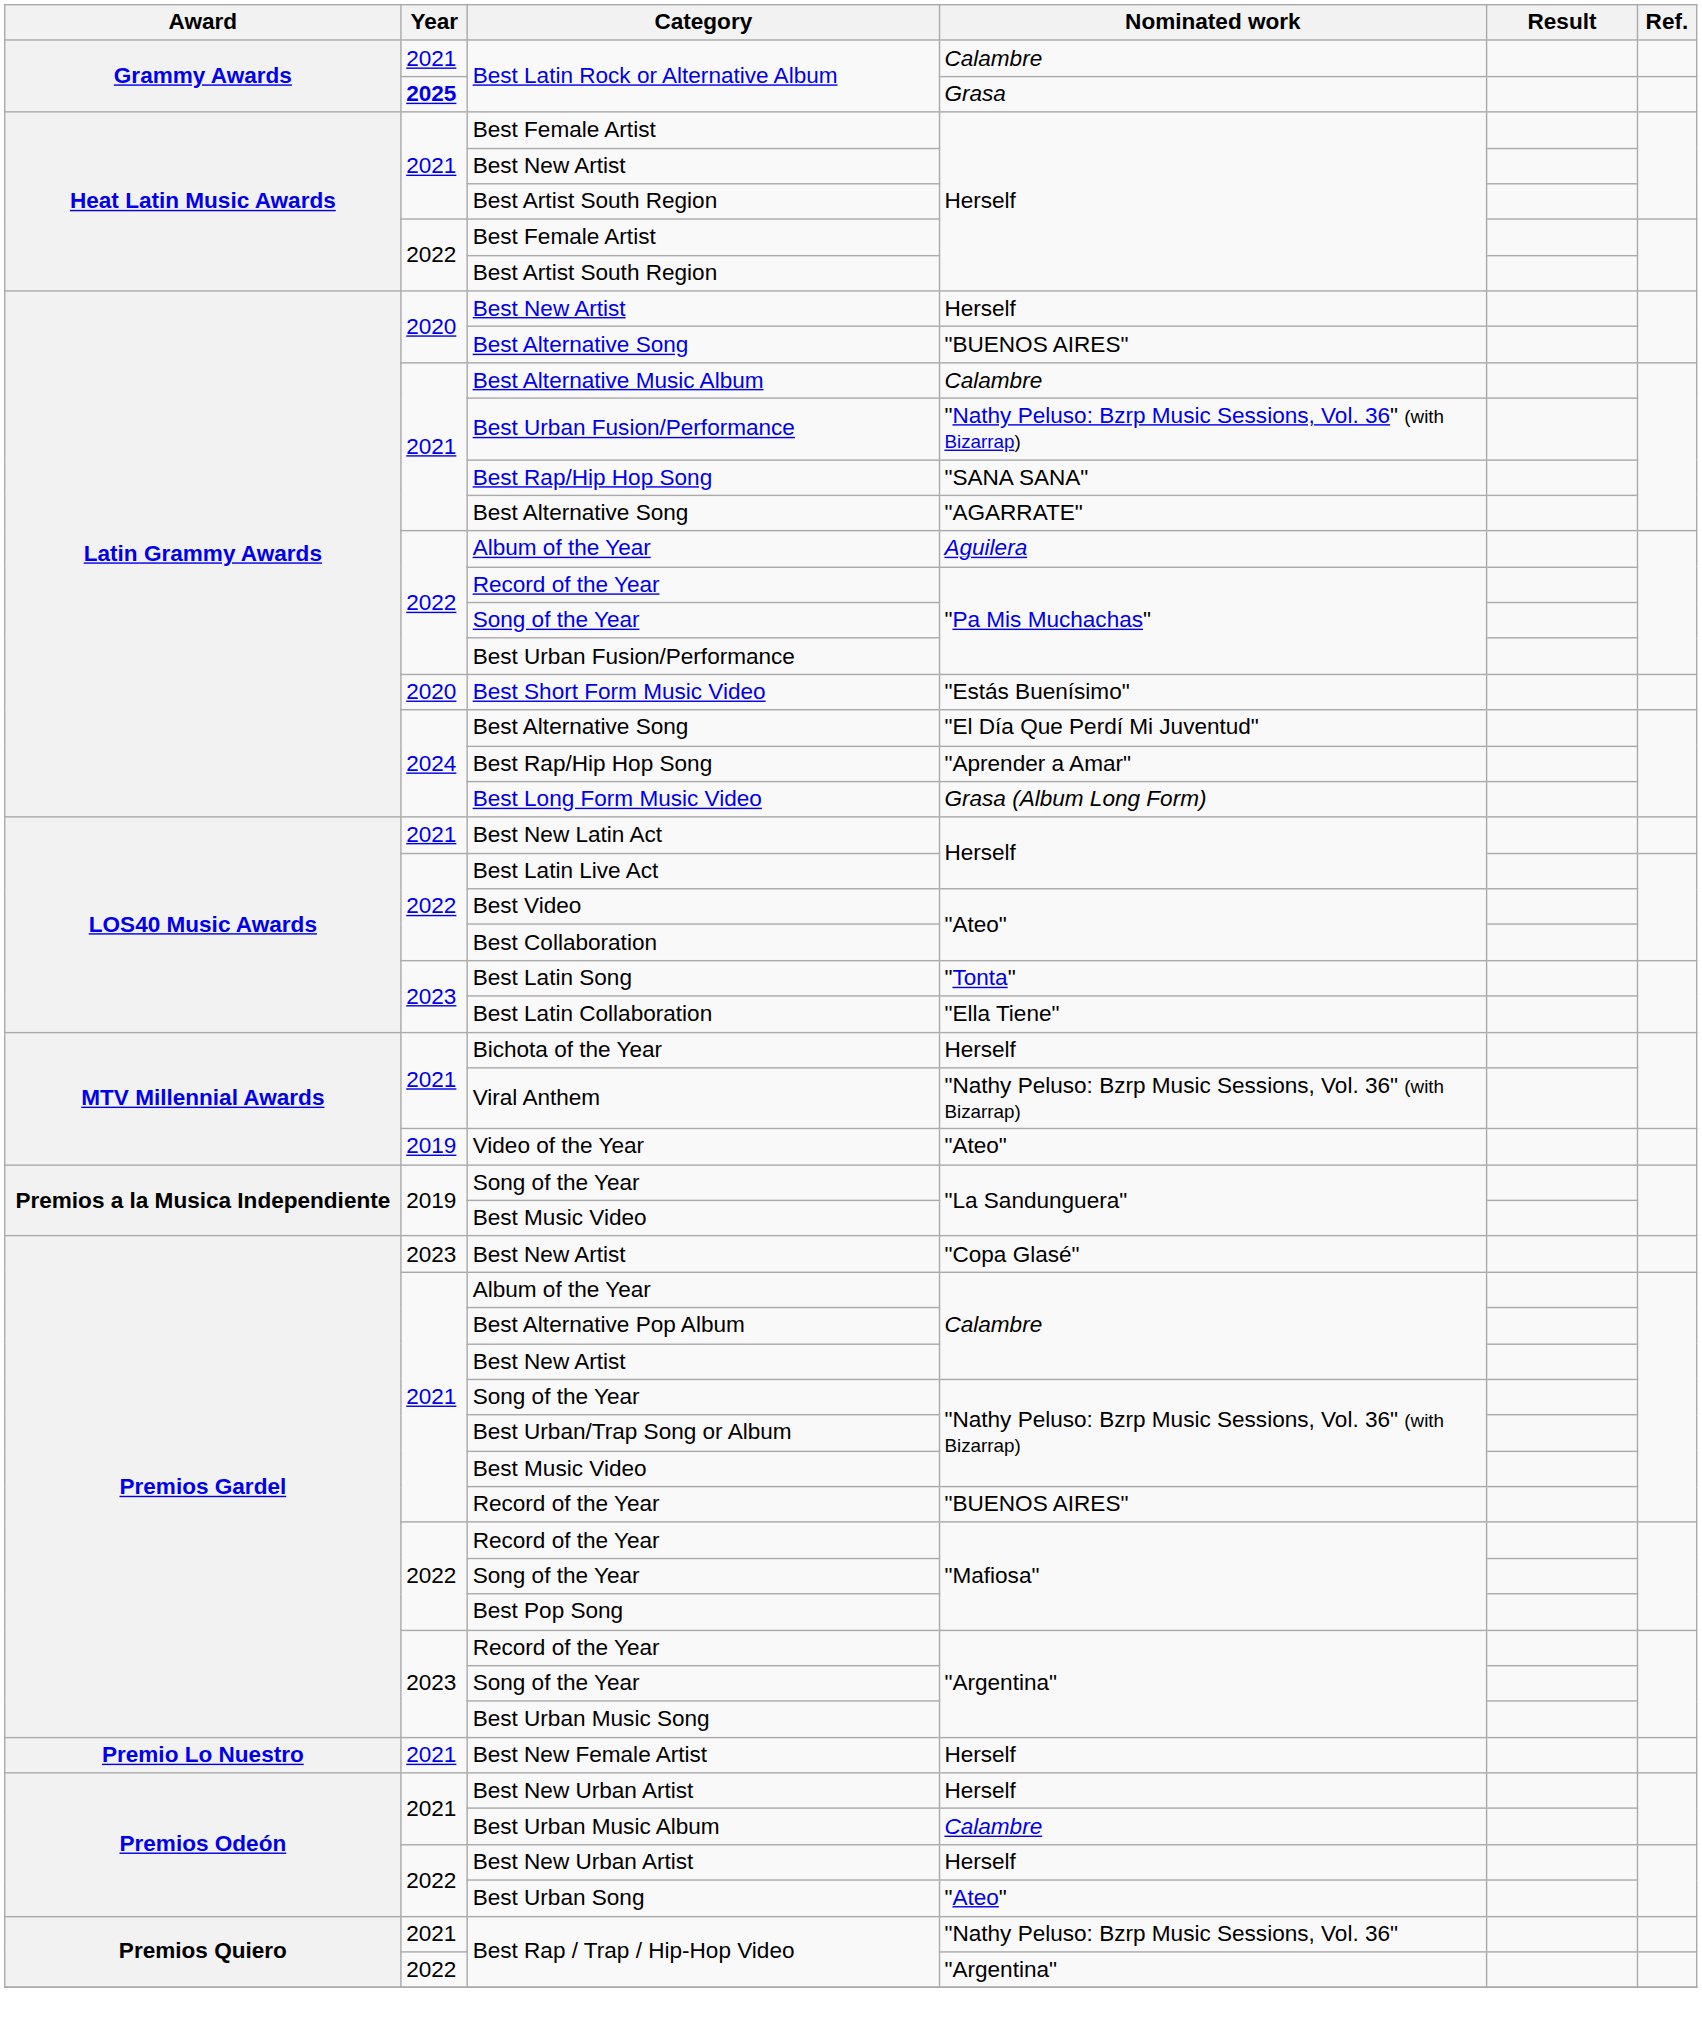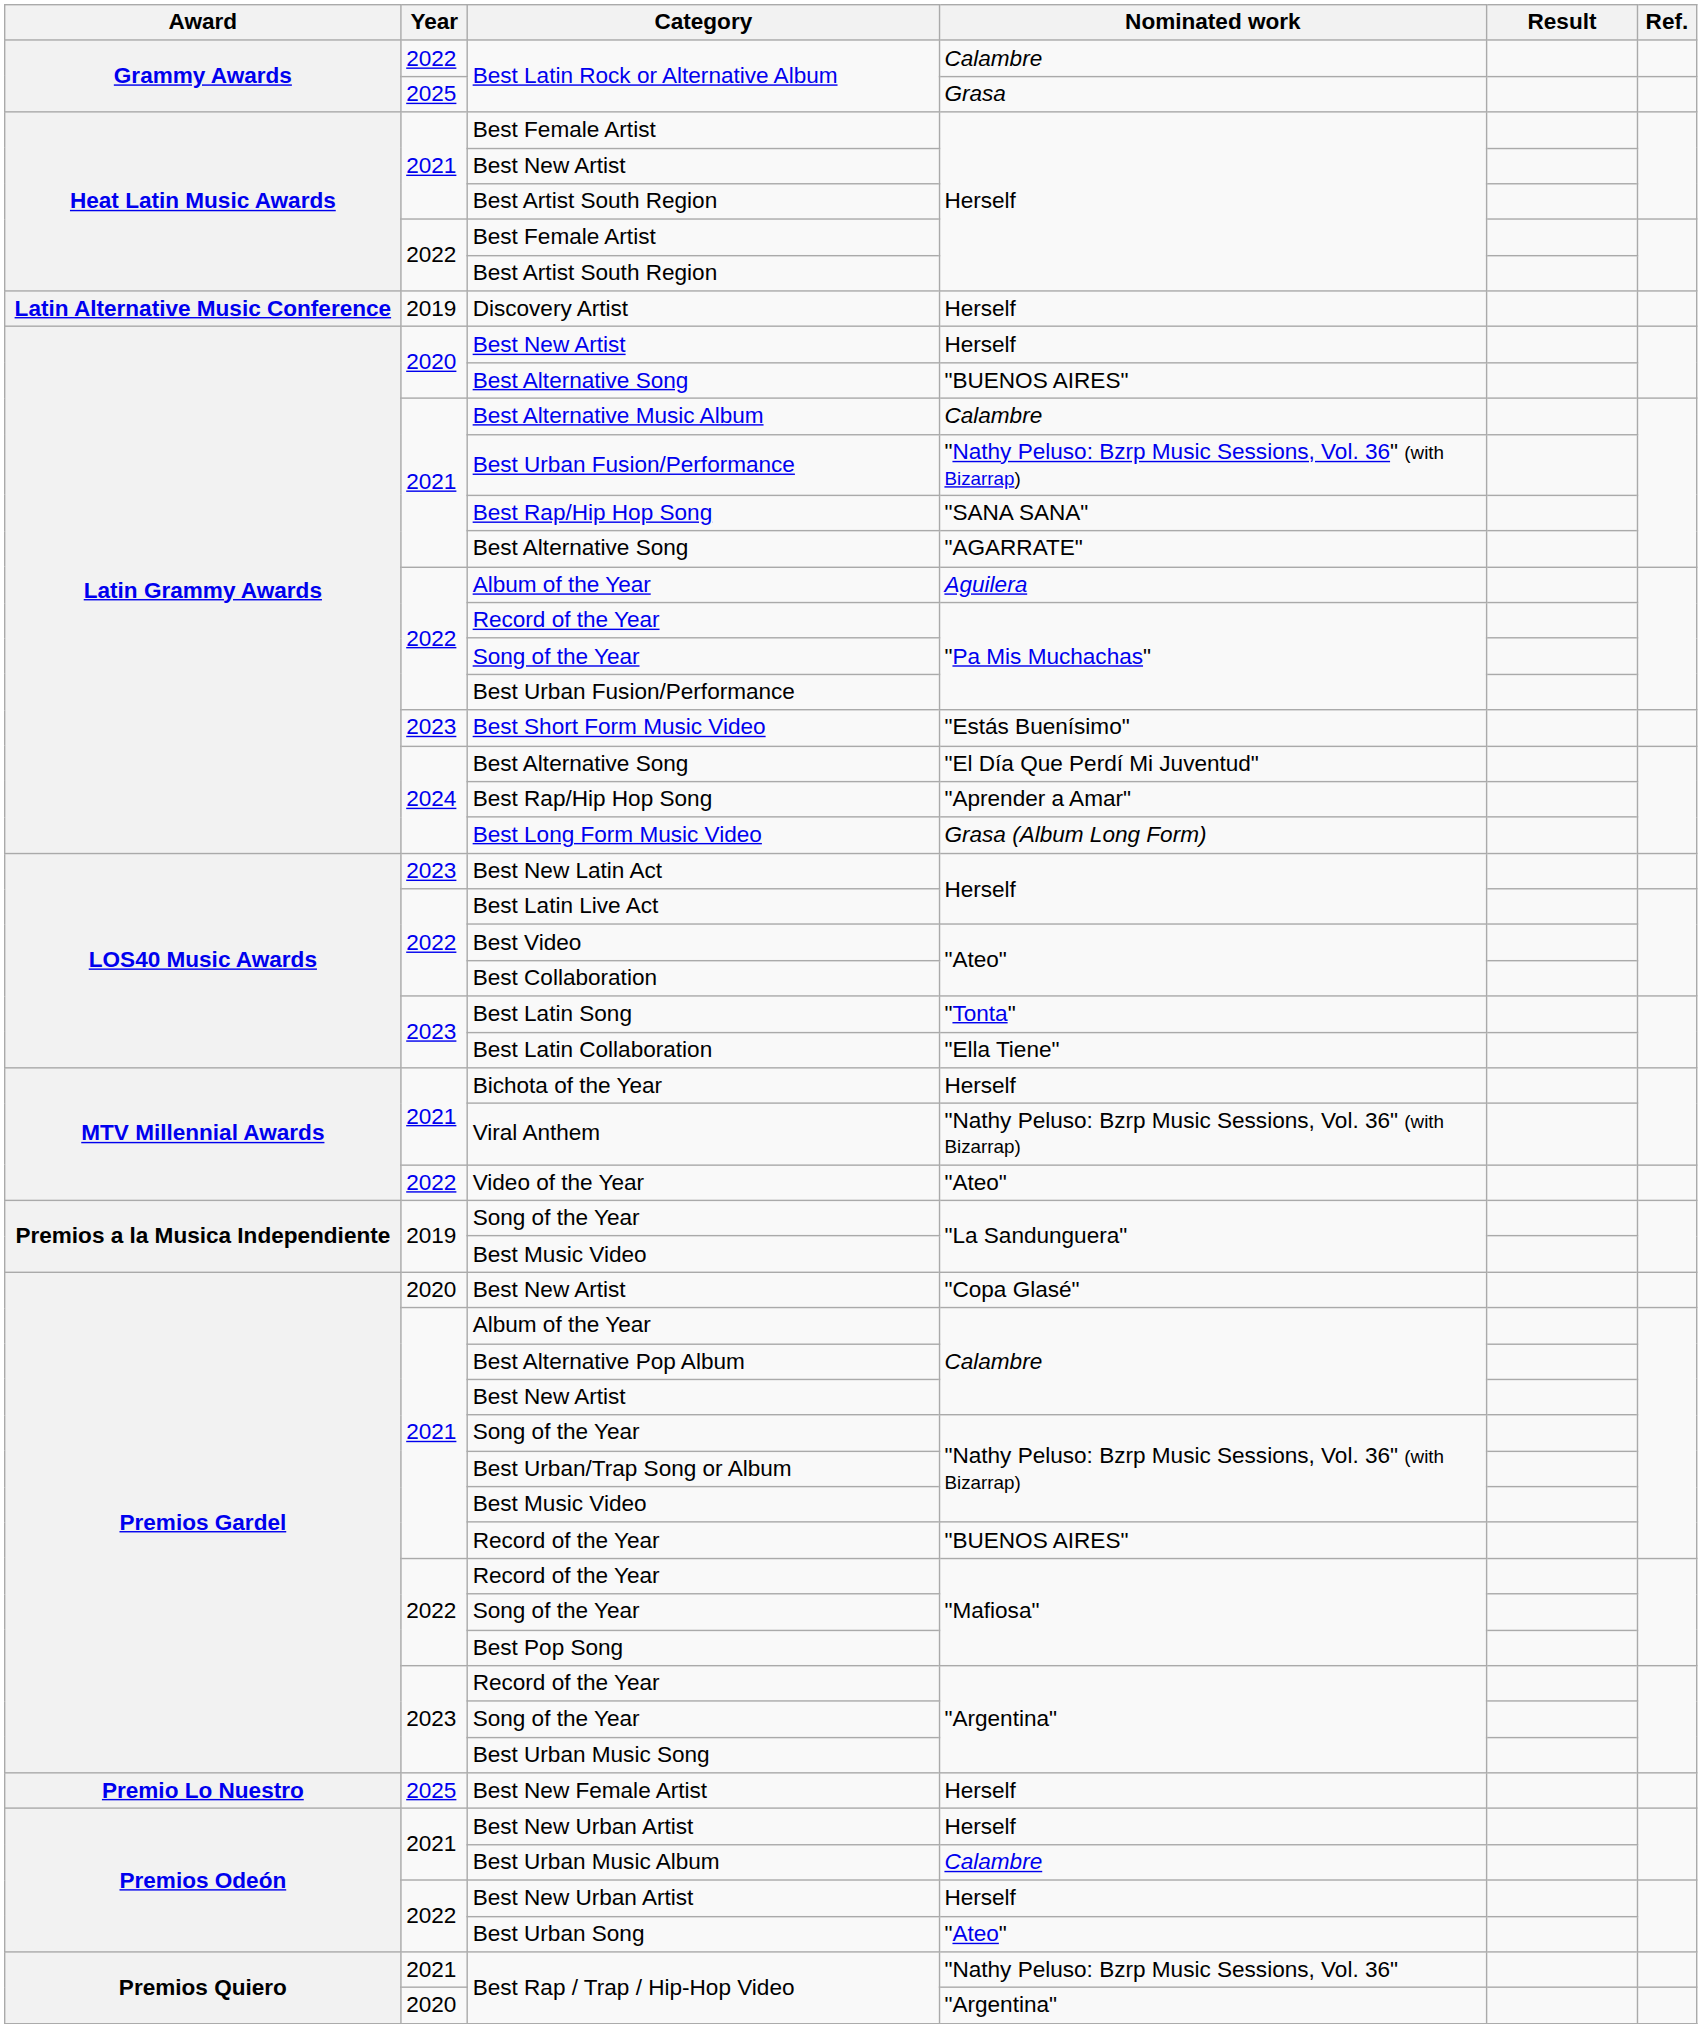(431, 58) 2021 -> (431, 58) 2022
(431, 93) bold -> (431, 93) normal
+ row: (550, 308)
(431, 691) 2020 -> (431, 727) 2023
(431, 834) 2021 -> (431, 870) 2023
(431, 1146) 2019 -> (431, 1182) 2022
(431, 1253) 2023 -> (431, 1289) 2020
(431, 1754) 2021 -> (431, 1790) 2025
(431, 1969) 2022 -> (431, 2005) 2020
